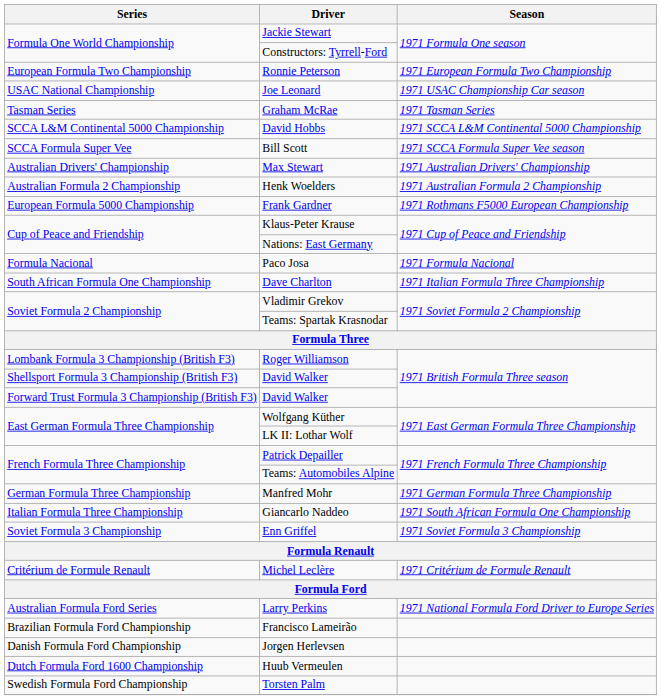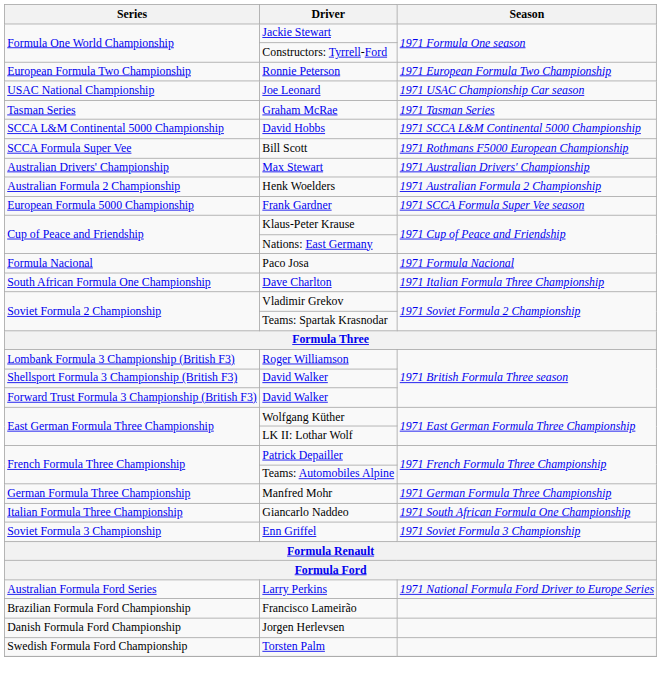(492, 148) 1971 SCCA Formula Super Vee season -> (514, 148) 1971 Rothmans F5000 European Championship
(514, 205) 1971 Rothmans F5000 European Championship -> (492, 205) 1971 SCCA Formula Super Vee season
- row: (79, 570)
- row: (105, 666)
